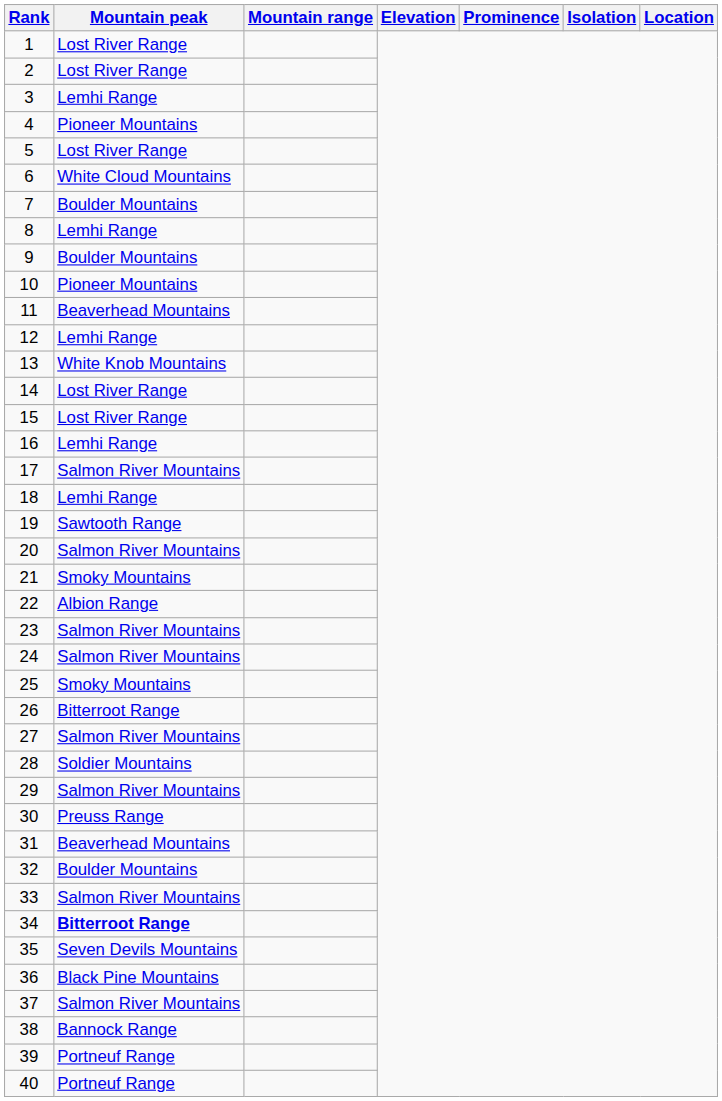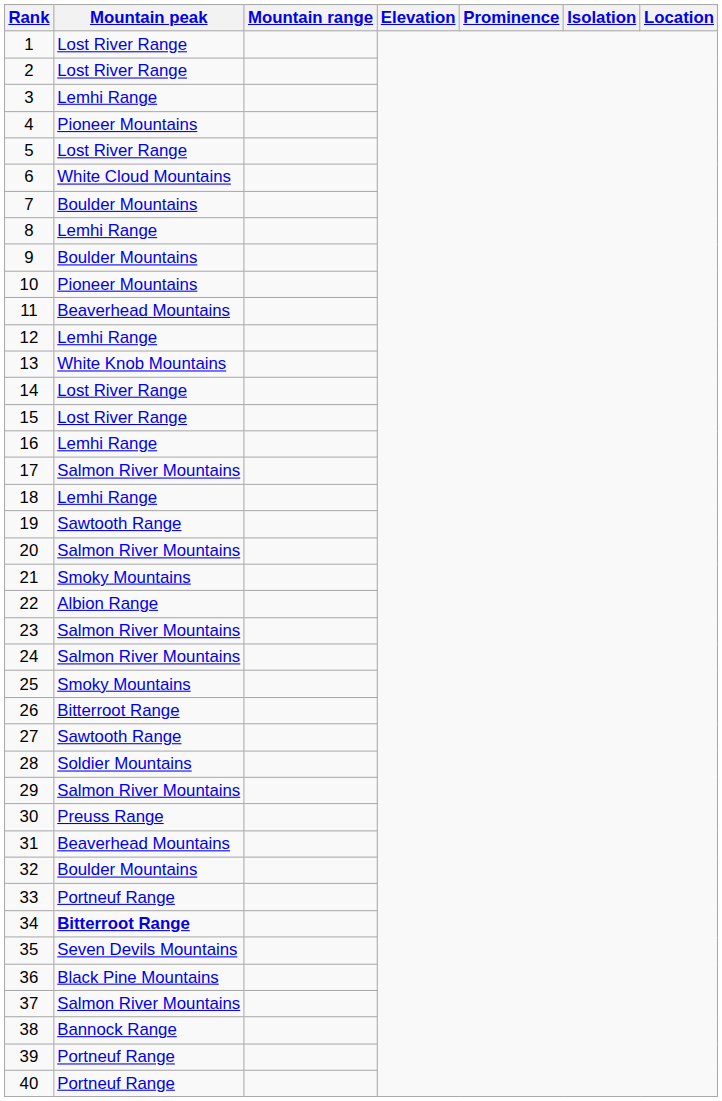(149, 737) Salmon River Mountains -> (119, 737) Sawtooth Range
(149, 897) Salmon River Mountains -> (116, 897) Portneuf Range
